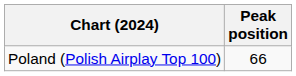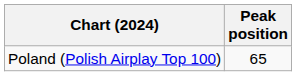(258, 58) 66 -> (258, 58) 65
